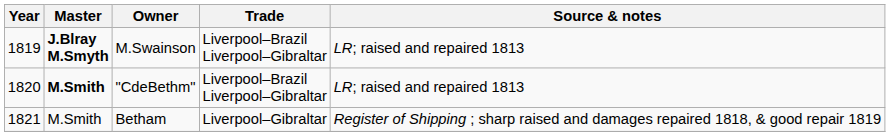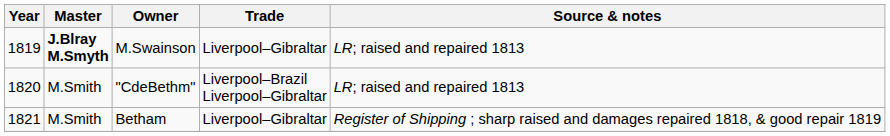(265, 47) Liverpool–Brazil Liverpool–Gibraltar -> (265, 47) Liverpool–Gibraltar
(76, 87) bold -> (74, 87) normal
